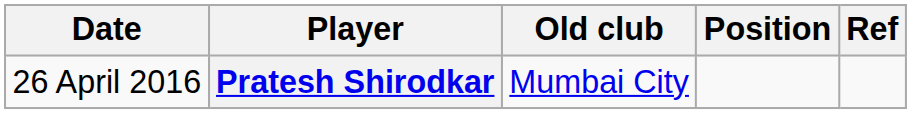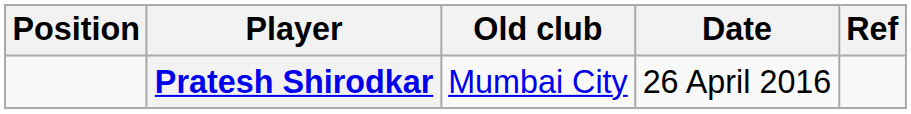columns swapped: (768, 30) <-> (107, 30)
